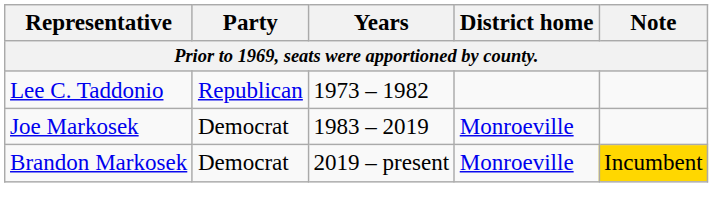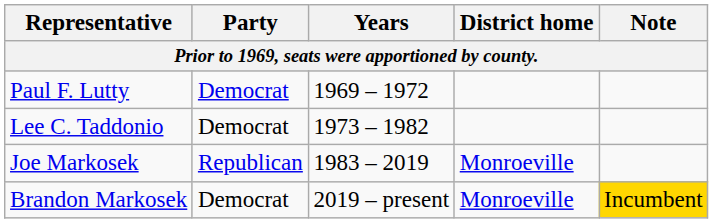+ row: (70, 89)
(250, 89) Republican -> (243, 126) Democrat
(243, 126) Democrat -> (250, 162) Republican
